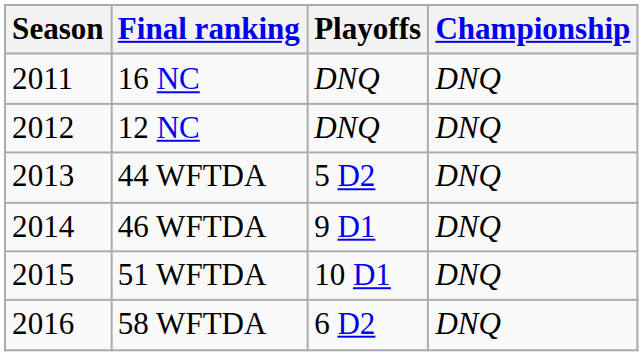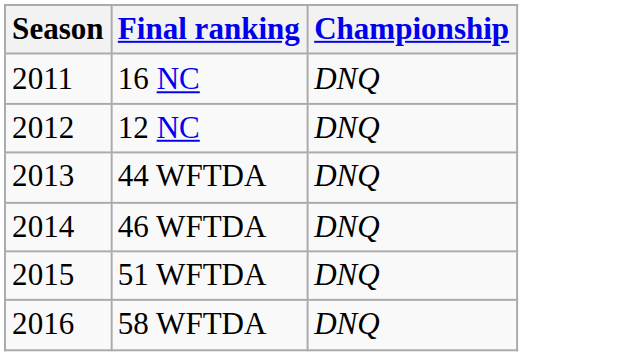- column: (368, 29)
